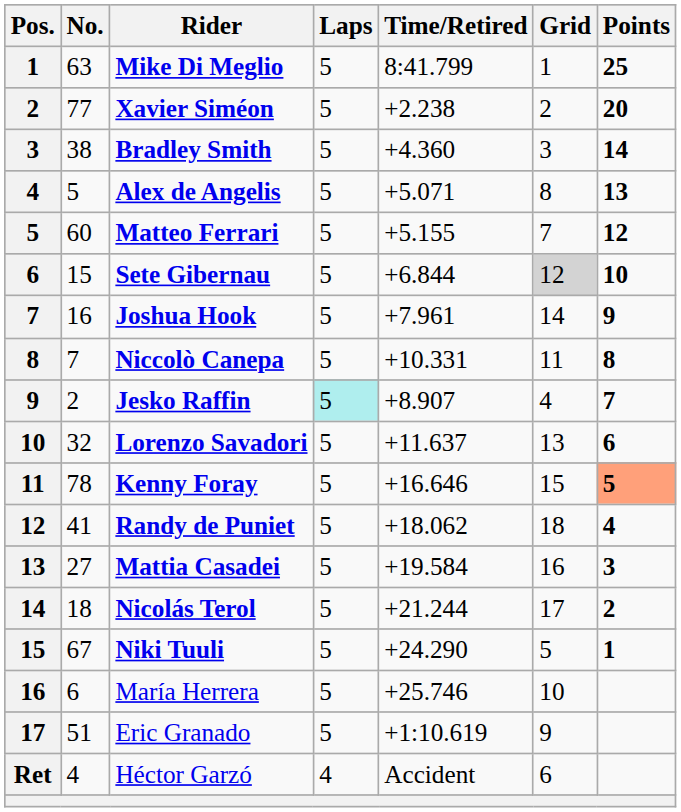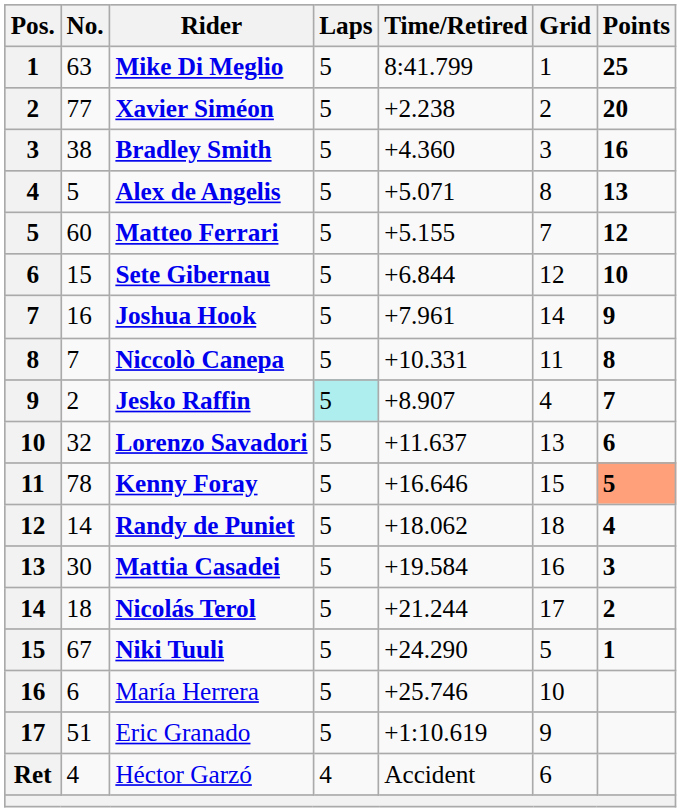(615, 150) 14 -> (615, 150) 16
(552, 275) lightgrey background -> (552, 275) no background
(79, 524) 41 -> (79, 524) 14
(79, 566) 27 -> (79, 566) 30
